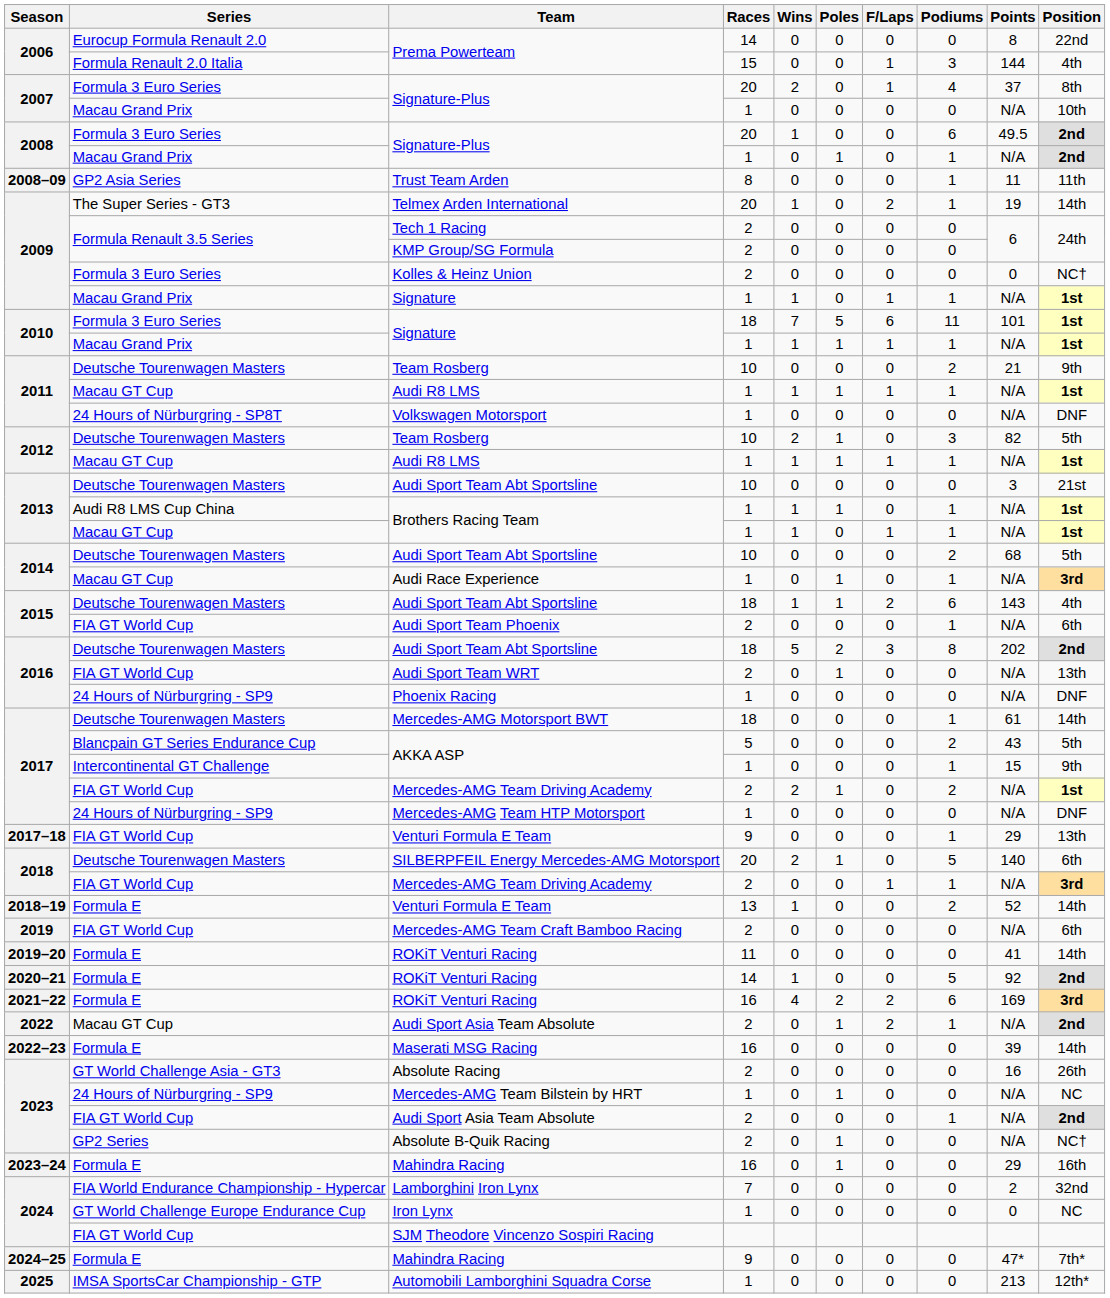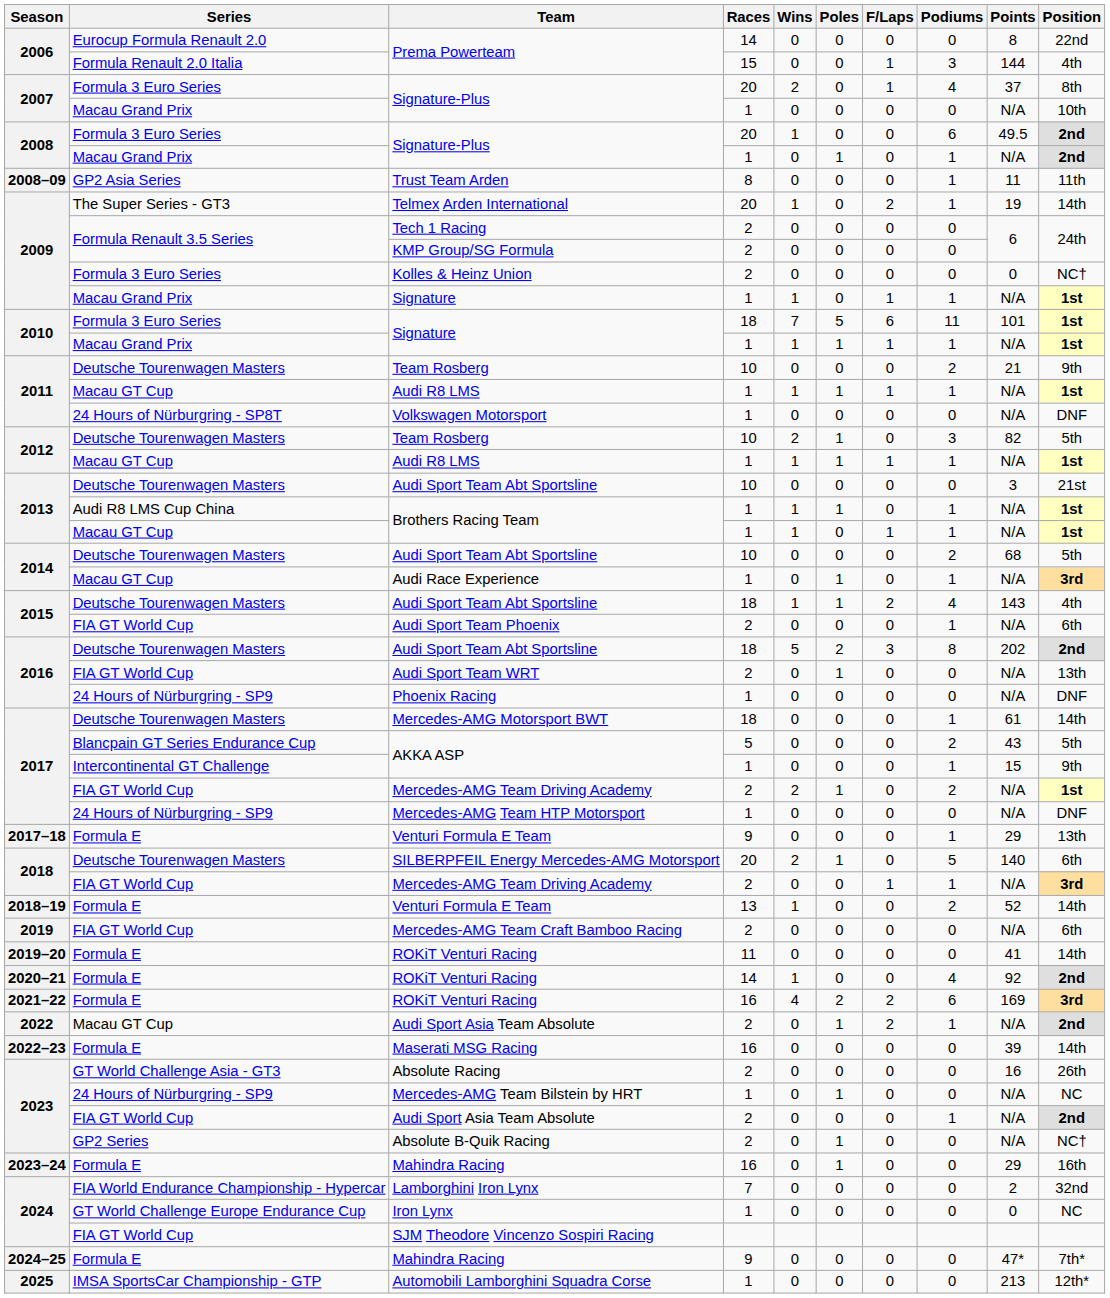(952, 602) 6 -> (952, 602) 4
(133, 837) FIA GT World Cup -> (107, 837) Formula E
(952, 977) 5 -> (952, 977) 4
